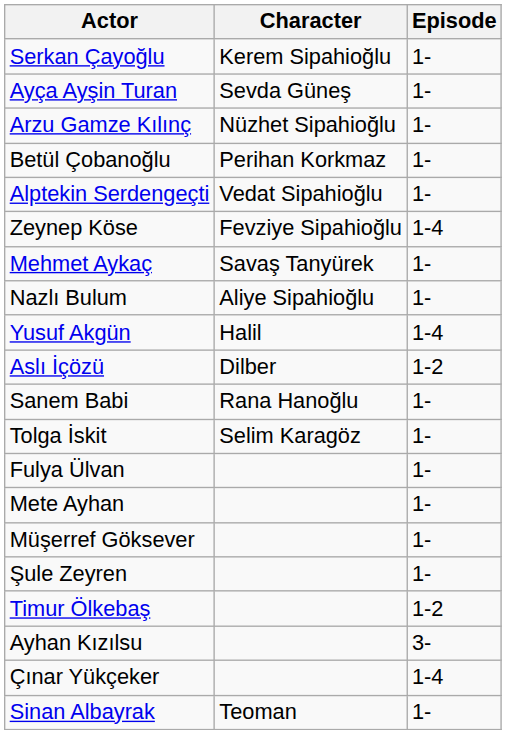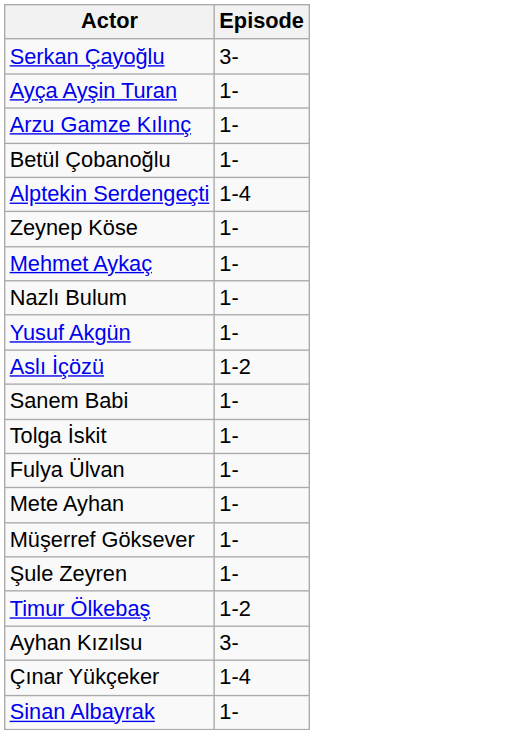- column: (311, 21)
(422, 56) 1- -> (229, 56) 3-
(422, 194) 1- -> (235, 194) 1-4
(428, 228) 1-4 -> (229, 228) 1-
(428, 332) 1-4 -> (229, 332) 1-
